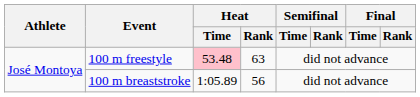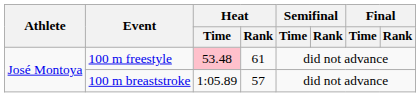(258, 58) 63 -> (258, 58) 61
(258, 81) 56 -> (258, 81) 57
